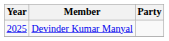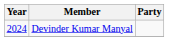(17, 28) 2025 -> (17, 28) 2024
